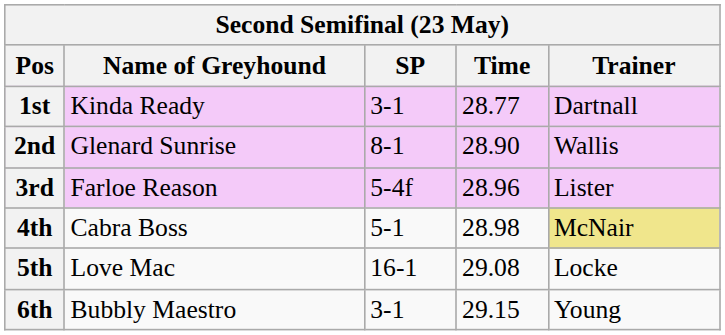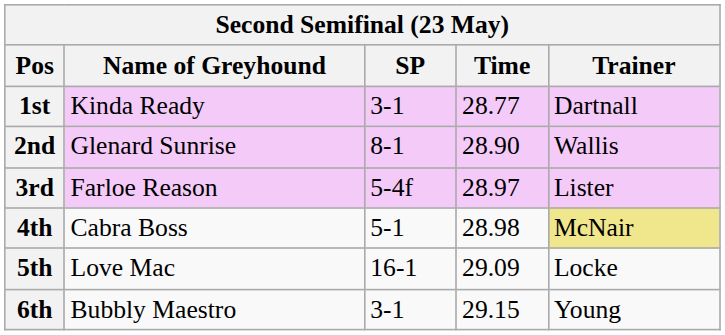(491, 187) 28.96 -> (491, 187) 28.97
(491, 268) 29.08 -> (491, 268) 29.09
